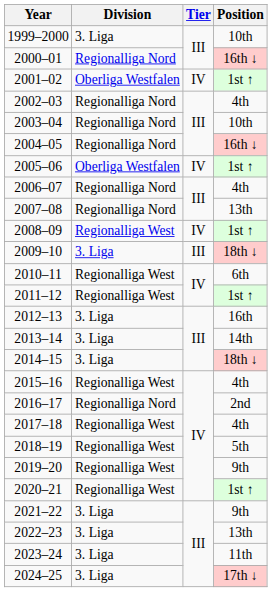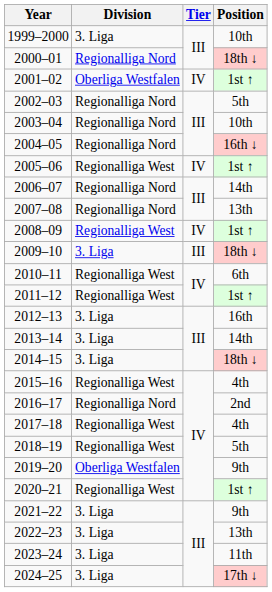(240, 58) 16th ↓ -> (240, 58) 18th ↓
(240, 101) 4th -> (240, 101) 5th
(127, 166) Oberliga Westfalen -> (125, 166) Regionalliga West
(240, 187) 4th -> (240, 187) 14th
(125, 468) Regionalliga West -> (127, 468) Oberliga Westfalen
